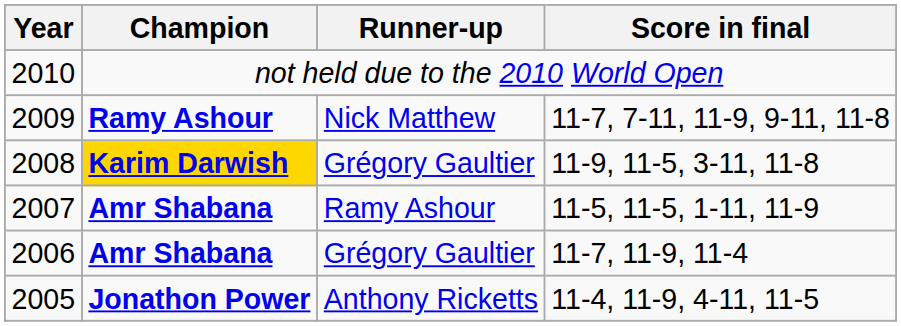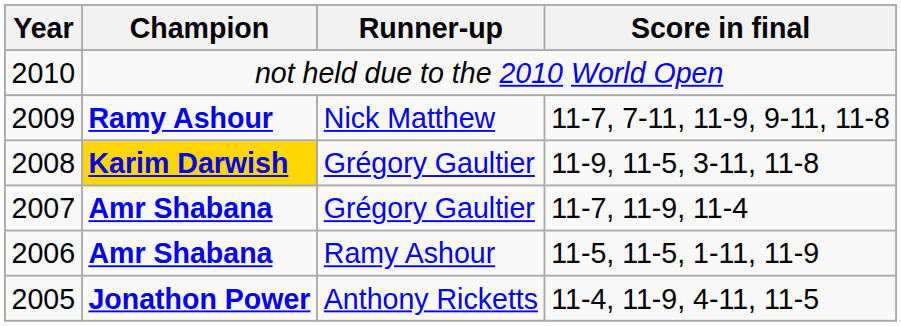(409, 209) Ramy Ashour -> (429, 209) Grégory Gaultier
(685, 209) 11-5, 11-5, 1-11, 11-9 -> (650, 209) 11-7, 11-9, 11-4
(429, 254) Grégory Gaultier -> (409, 254) Ramy Ashour
(650, 254) 11-7, 11-9, 11-4 -> (685, 254) 11-5, 11-5, 1-11, 11-9
